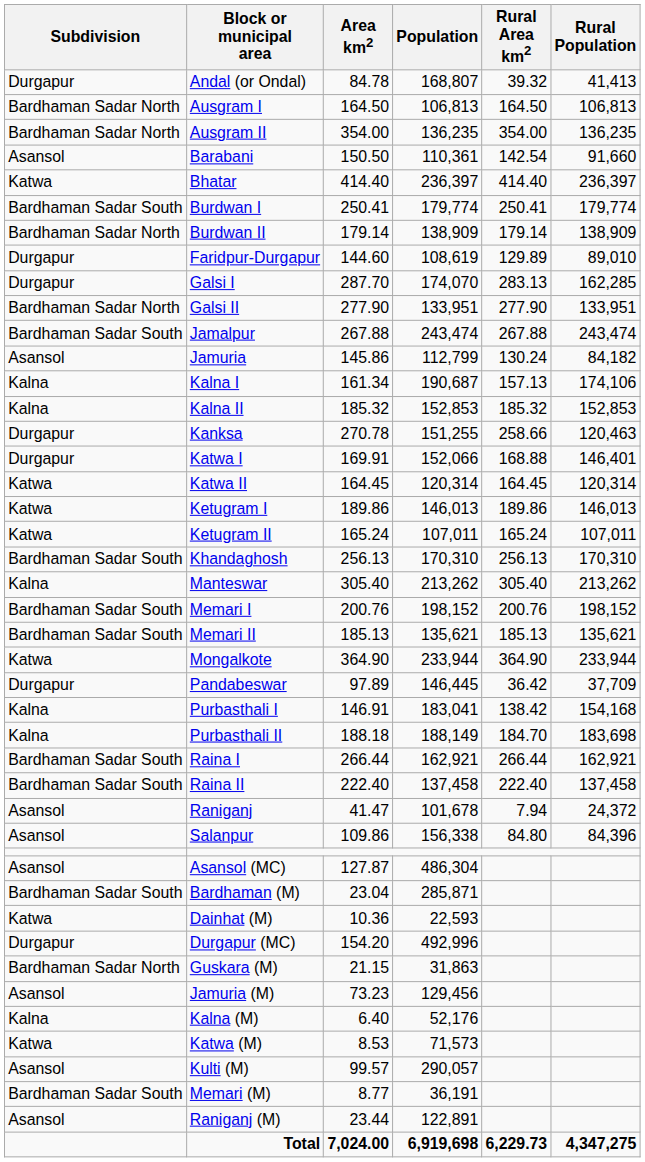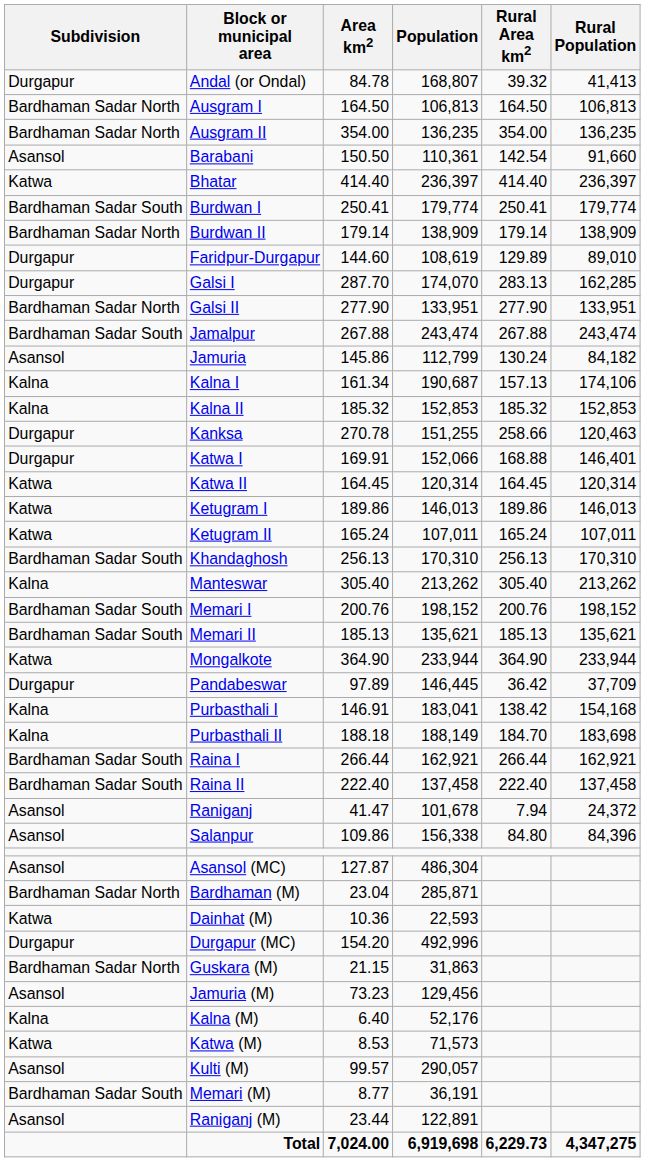(95, 893) Bardhaman Sadar South -> (94, 893) Bardhaman Sadar North
